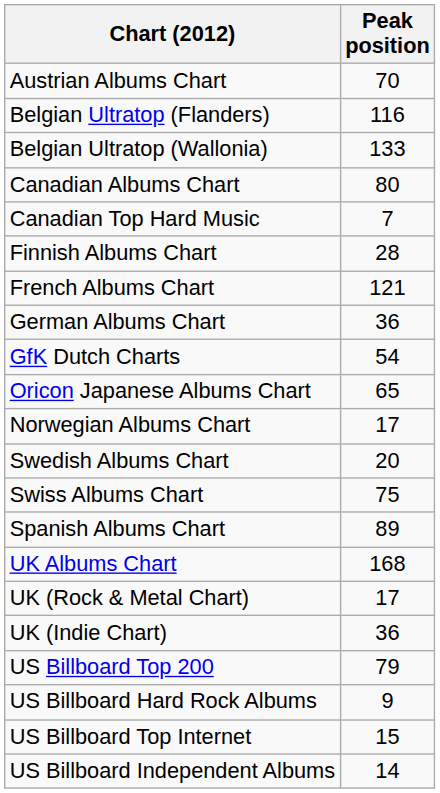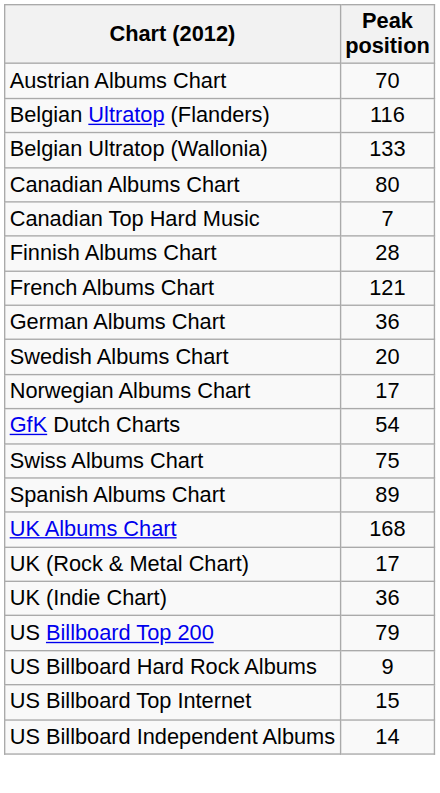rows swapped: (95, 356) <-> (119, 460)
- row: (160, 391)
